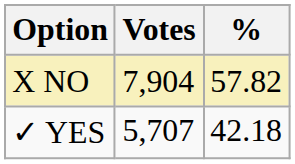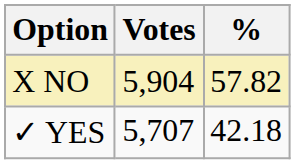(158, 80) 7,904 -> (158, 80) 5,904
